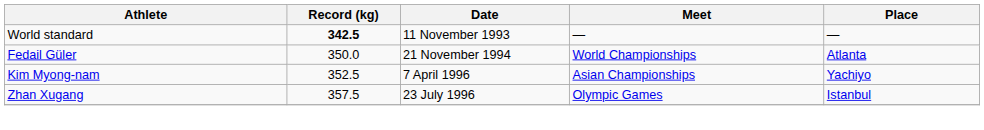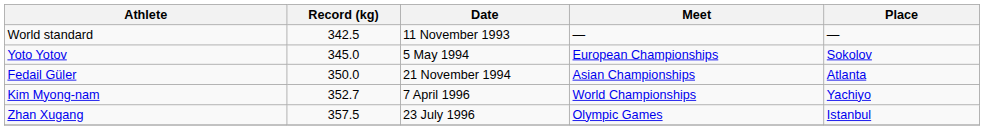(344, 35) bold -> (344, 35) normal
+ row: (37, 55)
(634, 55) World Championships -> (634, 75) Asian Championships
(344, 75) 352.5 -> (344, 95) 352.7
(634, 75) Asian Championships -> (634, 95) World Championships
